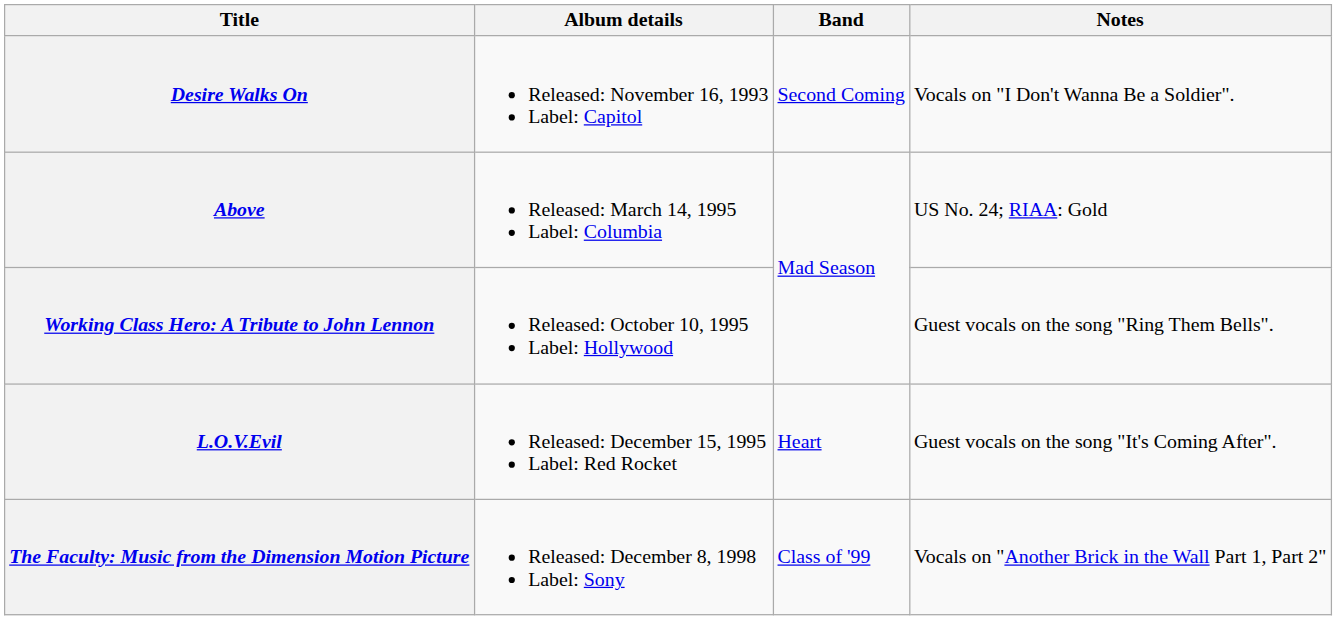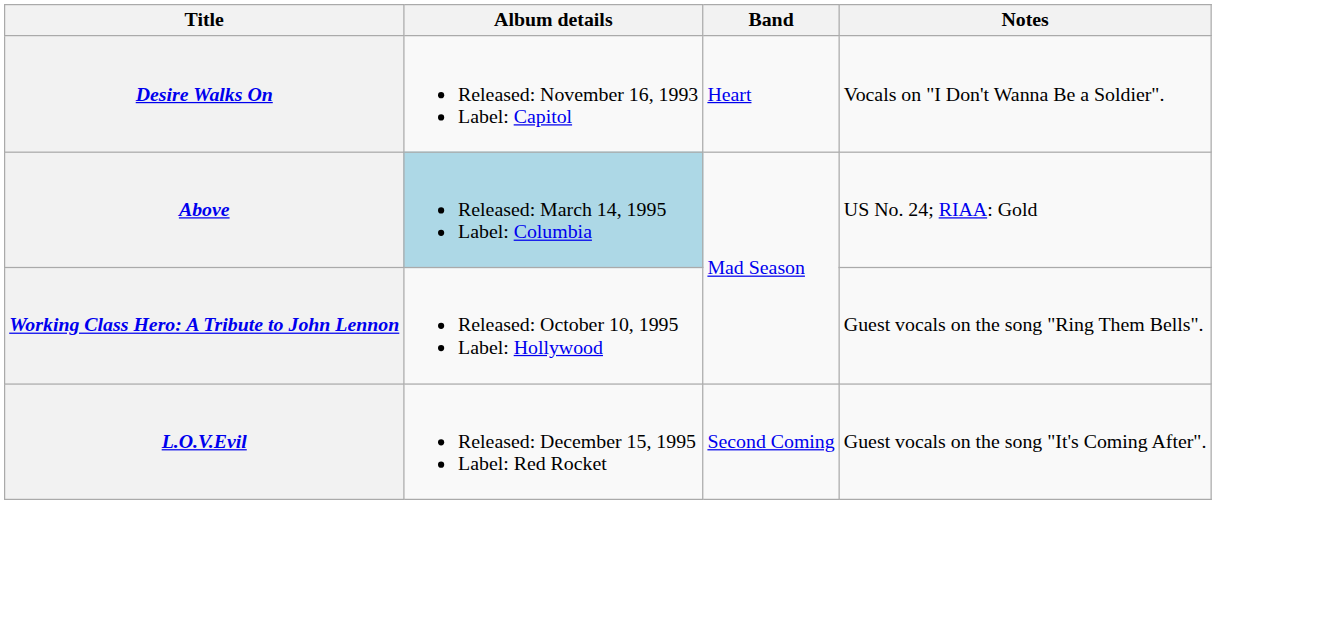(841, 93) Second Coming -> (729, 93) Heart
(623, 221) no background -> (553, 221) lightblue background
(800, 441) Heart -> (771, 441) Second Coming
- row: (239, 556)
